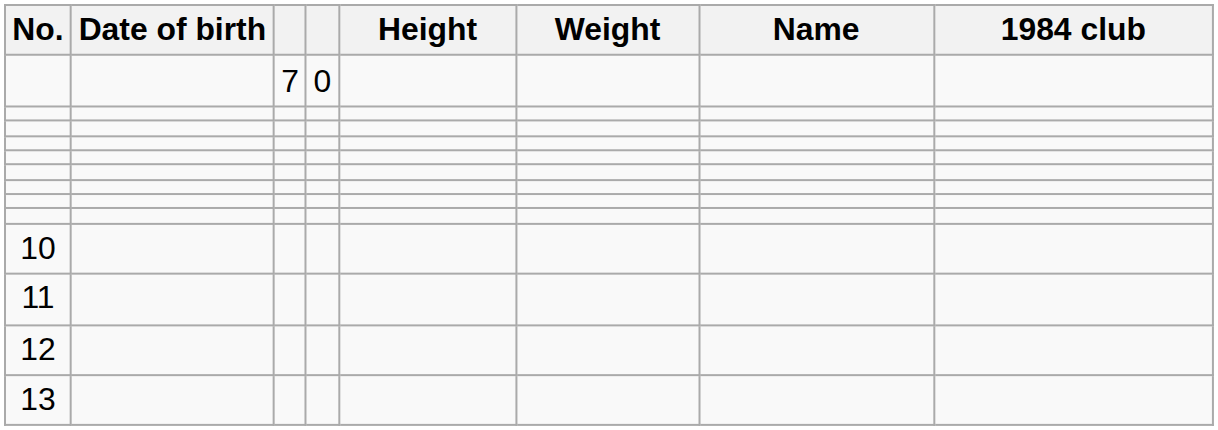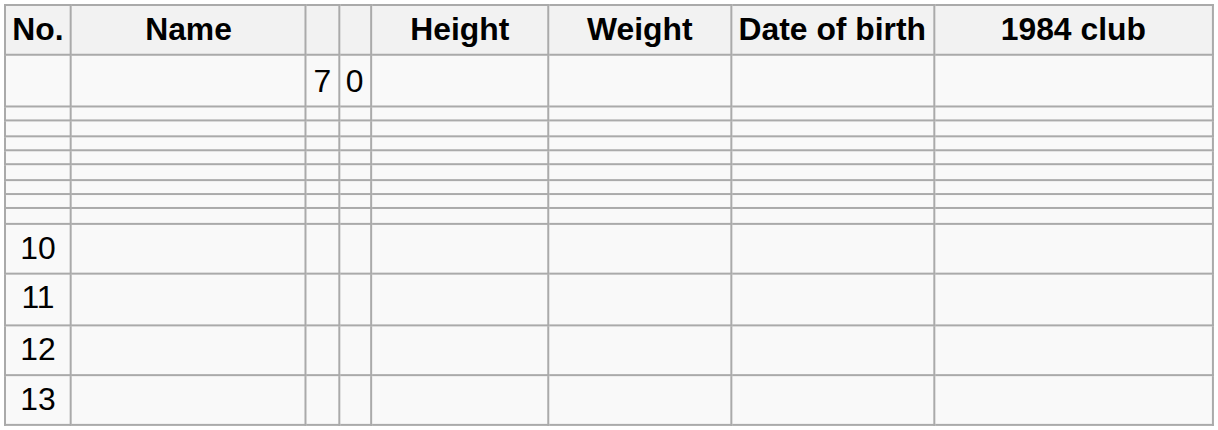columns swapped: (816, 29) <-> (172, 29)
